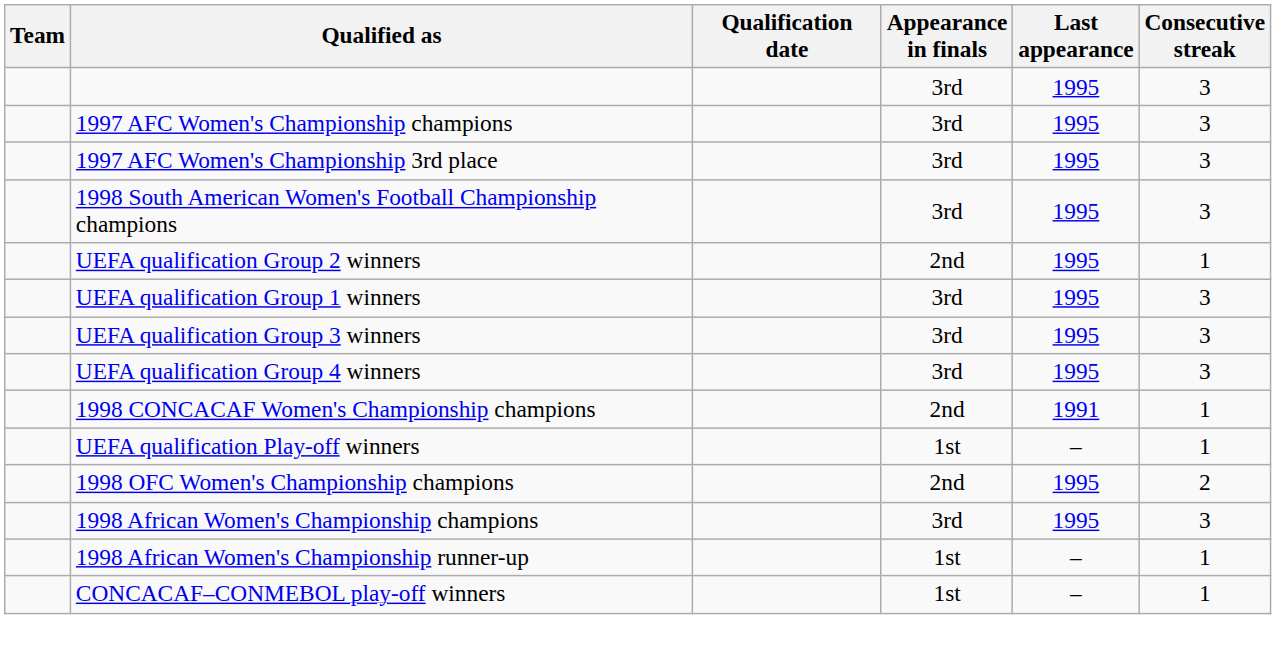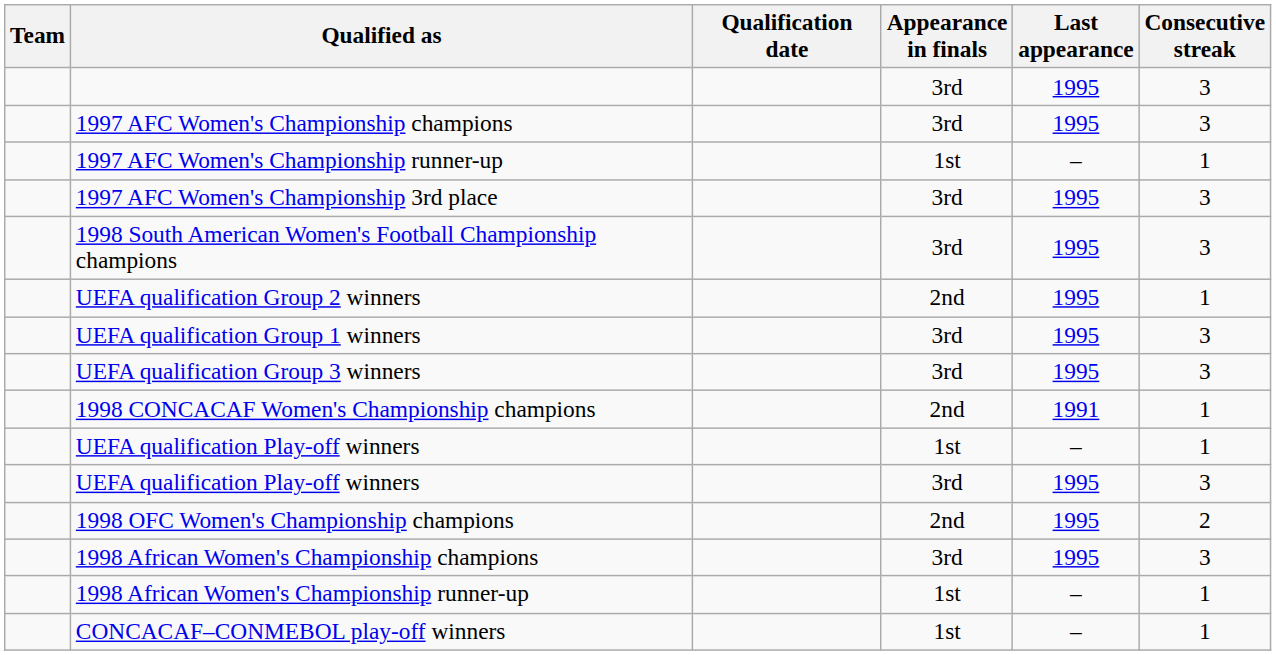+ row: (289, 160)
- row: (248, 371)
+ row: (248, 483)
